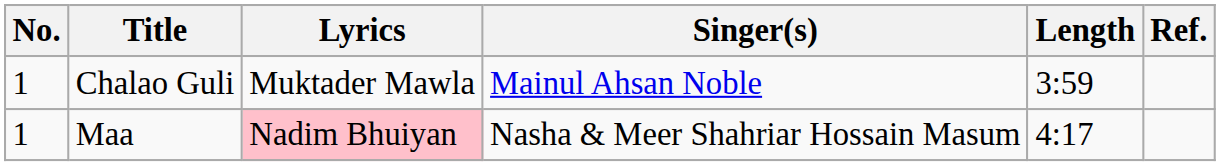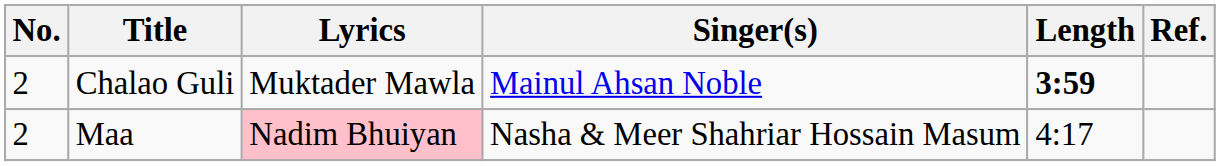(21, 82) 1 -> (21, 82) 2
(1064, 82) normal -> (1065, 82) bold
(21, 133) 1 -> (21, 133) 2
